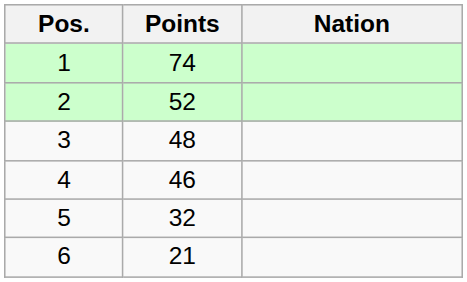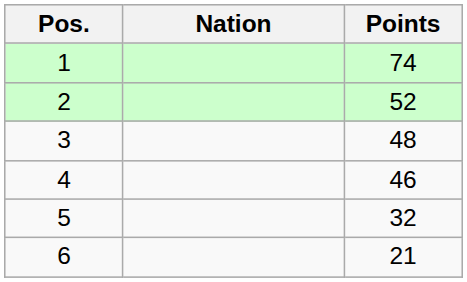columns swapped: (352, 23) <-> (182, 23)
